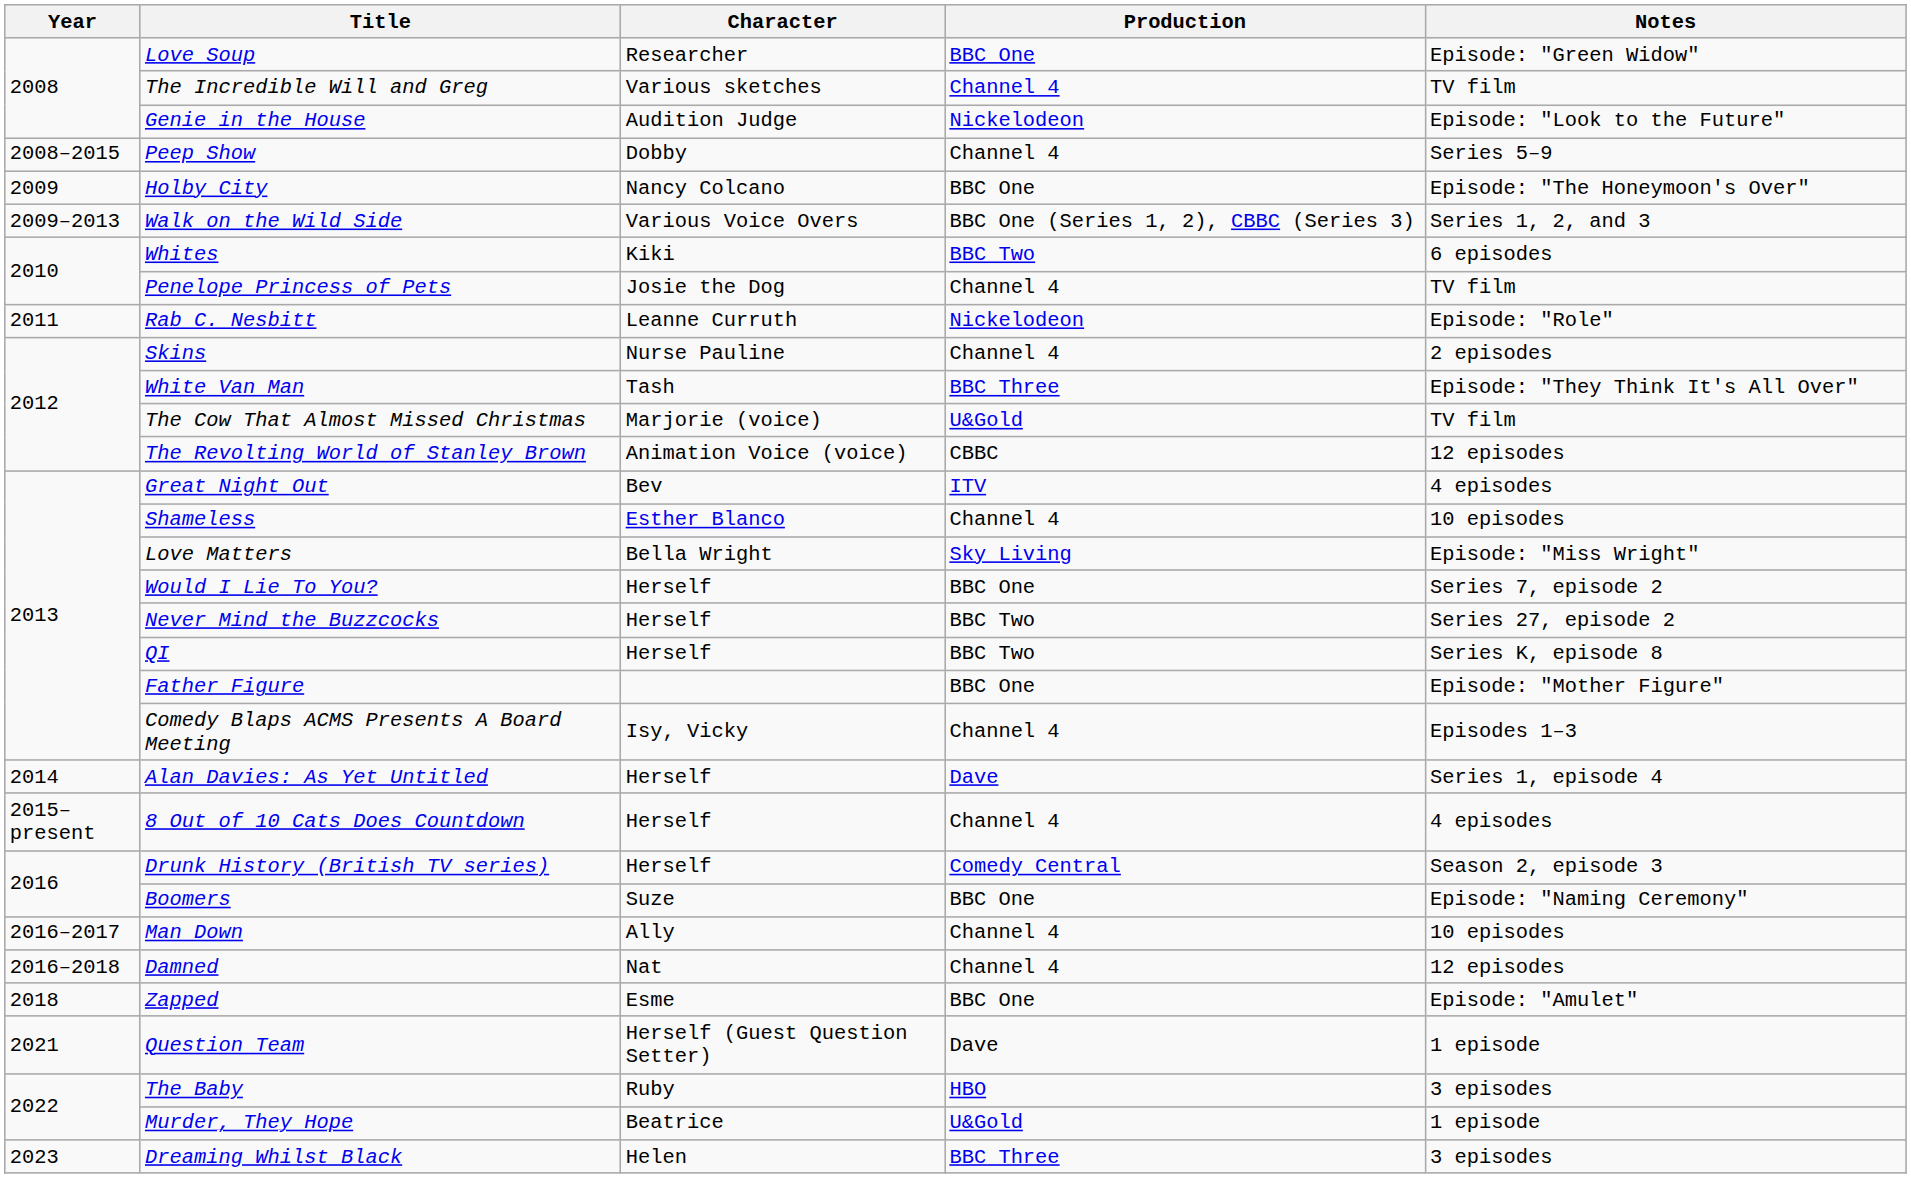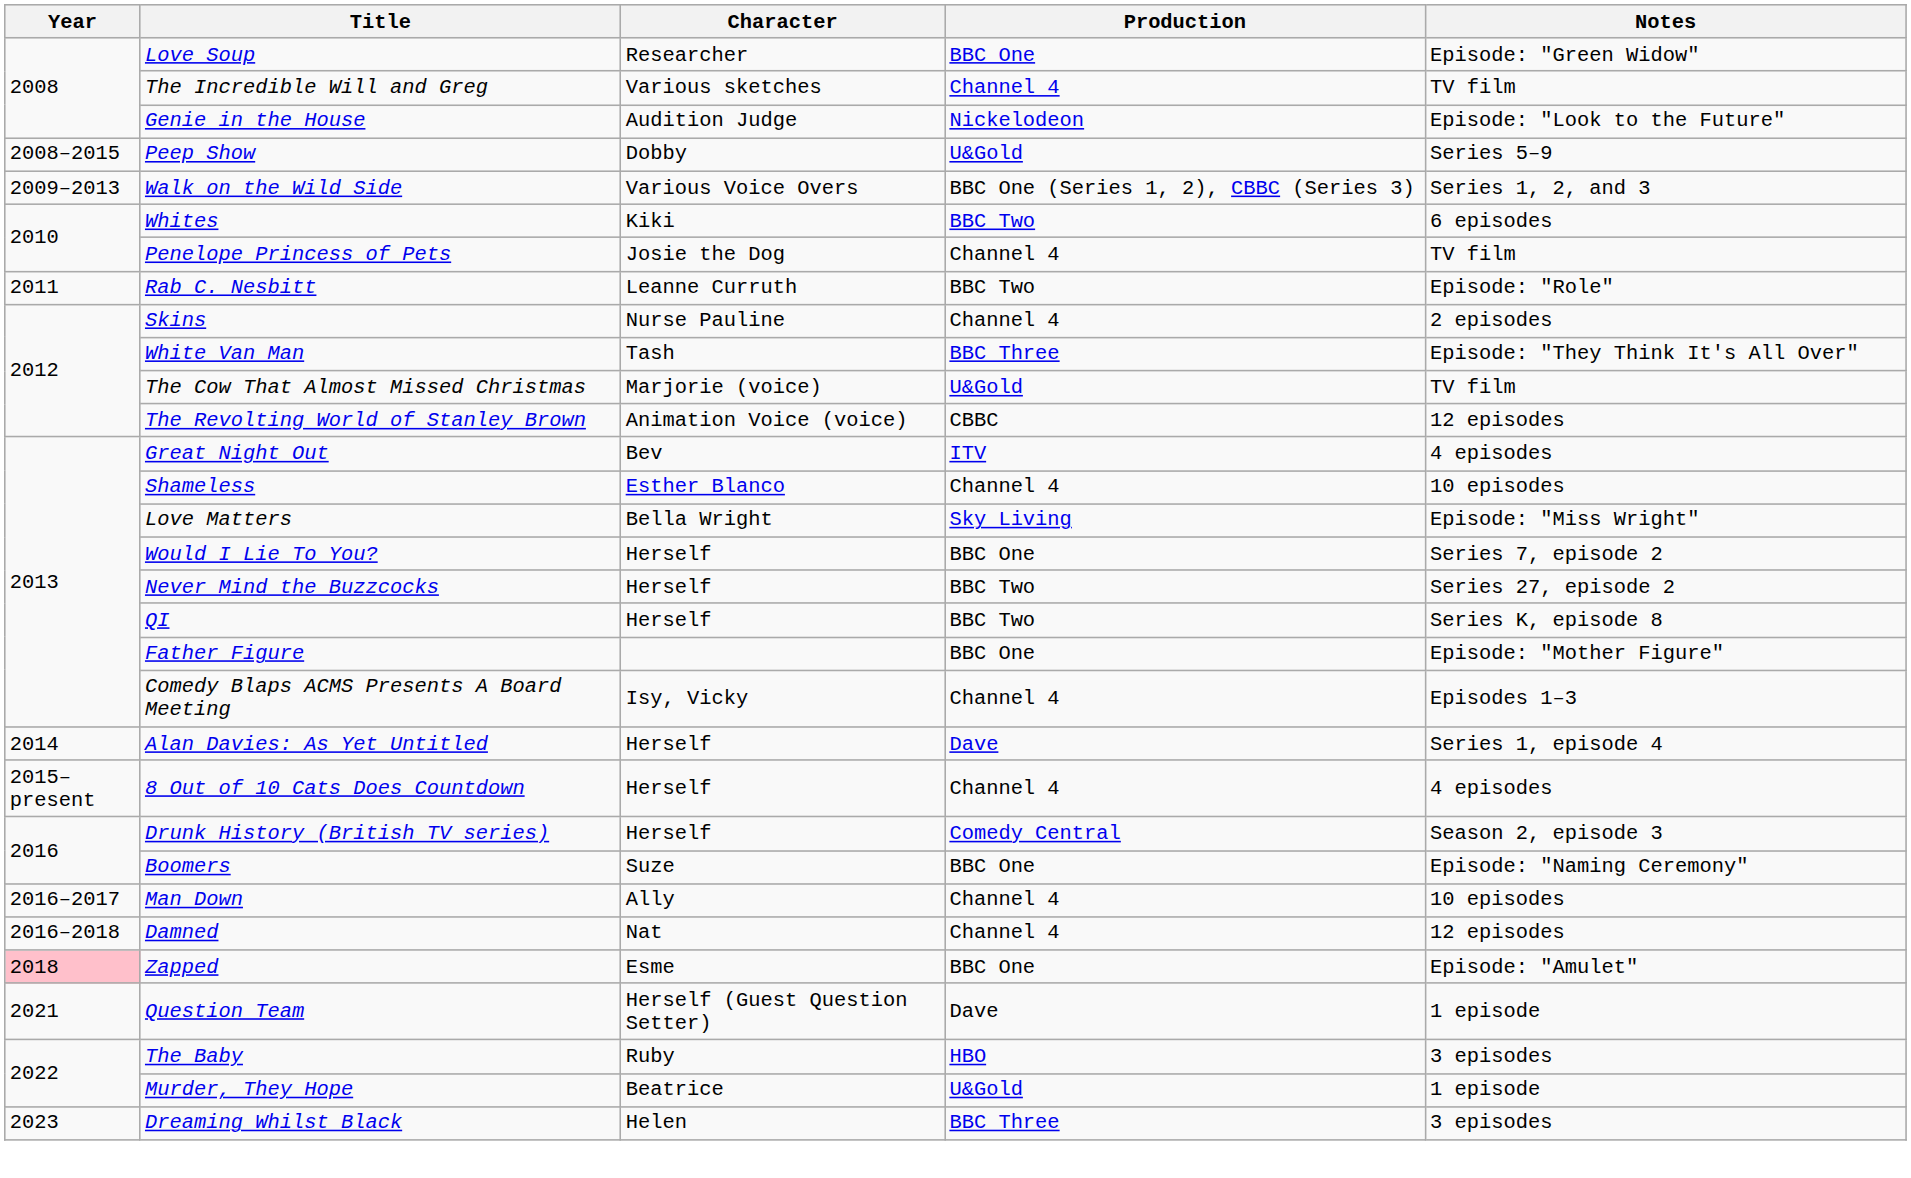(1005, 154) Channel 4 -> (986, 154) U&Gold
- row: (206, 188)
(1017, 321) Nickelodeon -> (992, 288) BBC Two
(34, 1000) no background -> (34, 967) pink background
